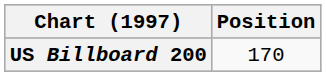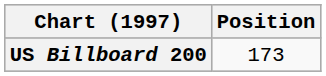(266, 55) 170 -> (266, 55) 173
